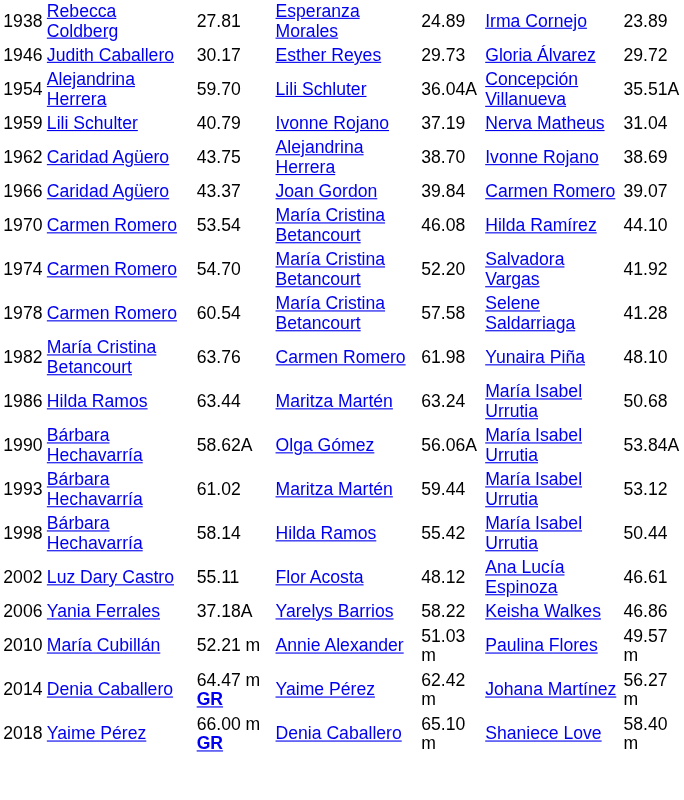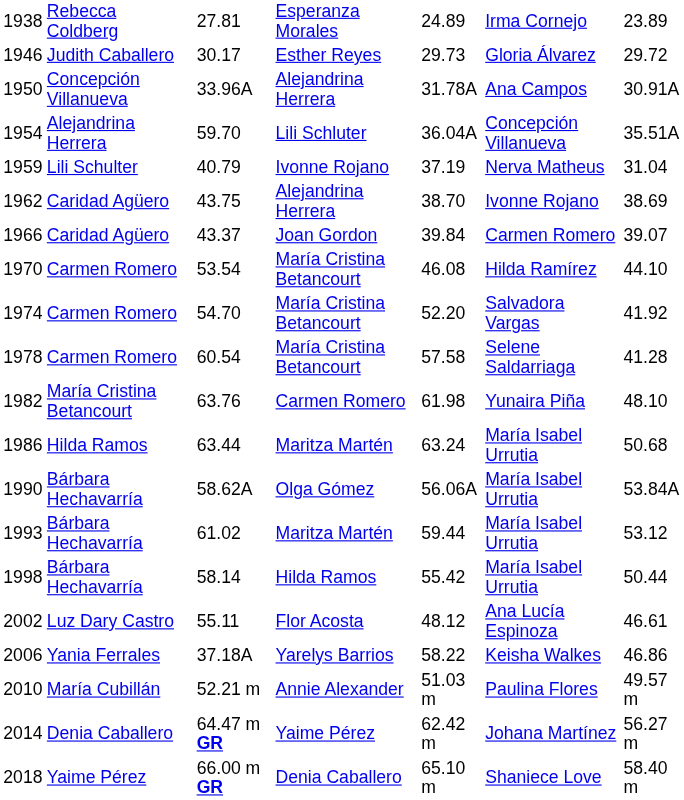+ row: (23, 89)
